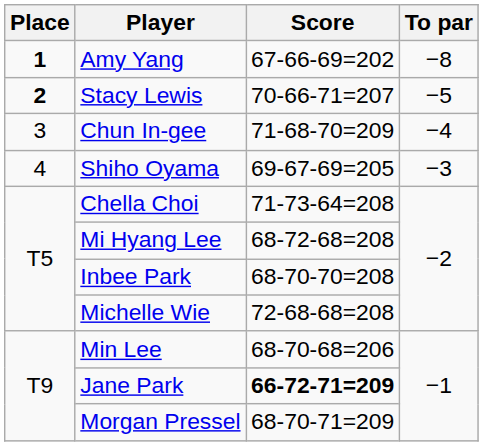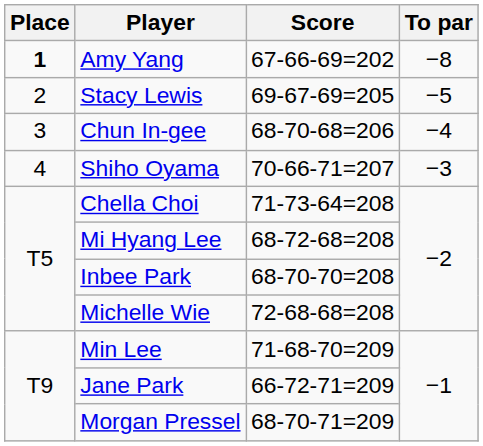(40, 95) bold -> (40, 95) normal
(323, 95) 70-66-71=207 -> (323, 95) 69-67-69=205
(323, 131) 71-68-70=209 -> (323, 131) 68-70-68=206
(323, 167) 69-67-69=205 -> (323, 167) 70-66-71=207
(323, 349) 68-70-68=206 -> (323, 349) 71-68-70=209
(323, 385) bold -> (323, 385) normal
